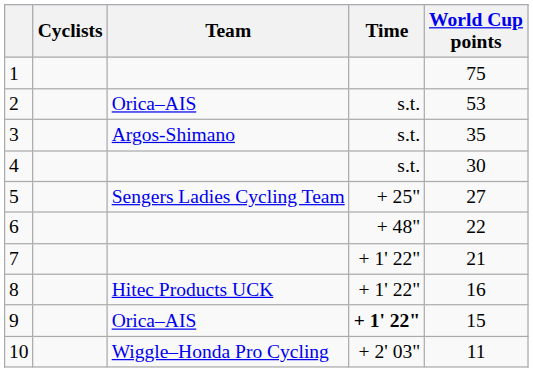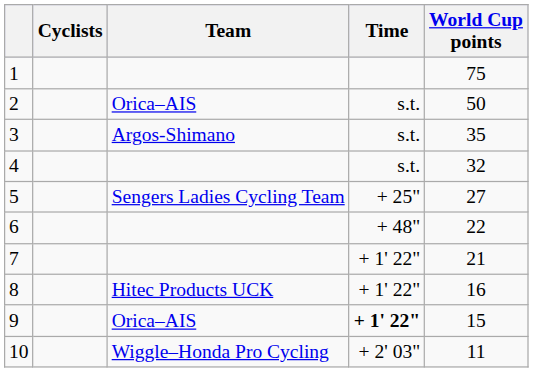(476, 103) 53 -> (476, 103) 50
(476, 165) 30 -> (476, 165) 32
